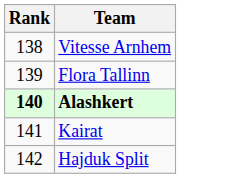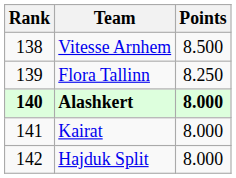+ column: (203, 18)
